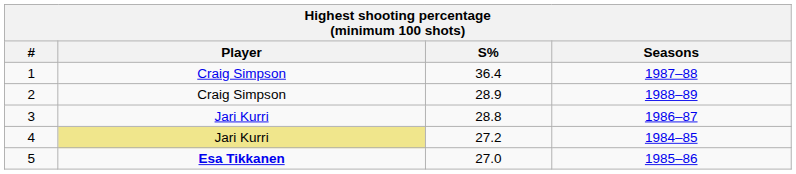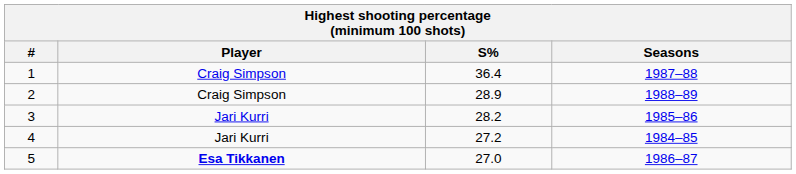(488, 116) 28.8 -> (488, 116) 28.2
(671, 116) 1986–87 -> (671, 116) 1985–86
(242, 138) khaki background -> (242, 138) no background
(671, 159) 1985–86 -> (671, 159) 1986–87
